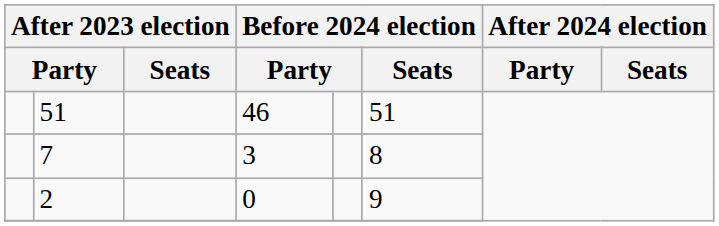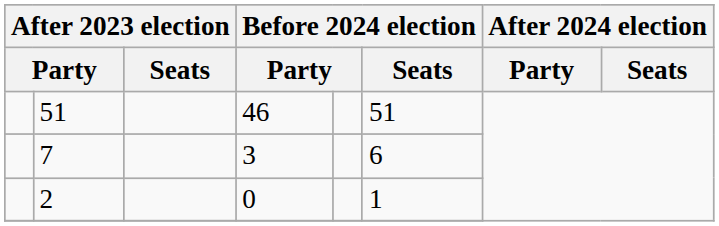(376, 155) 8 -> (376, 155) 6
(376, 198) 9 -> (376, 198) 1
